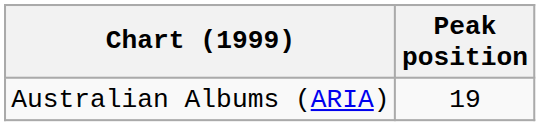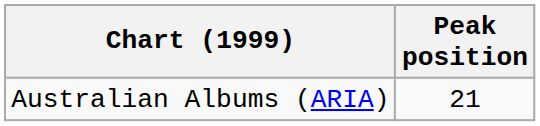(465, 100) 19 -> (465, 100) 21
